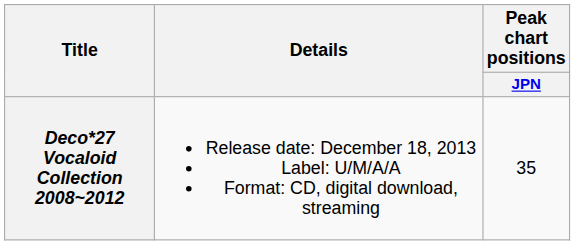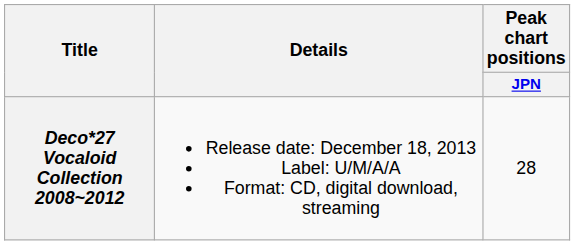(526, 168) 35 -> (526, 168) 28
